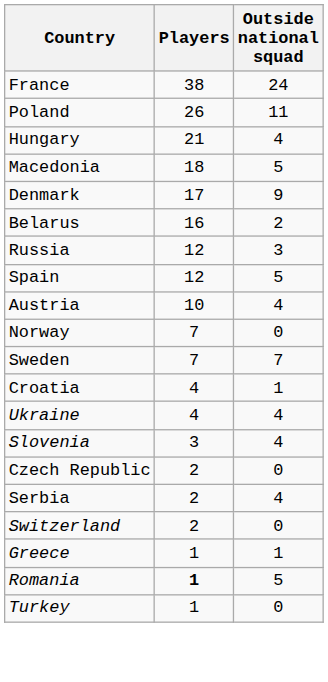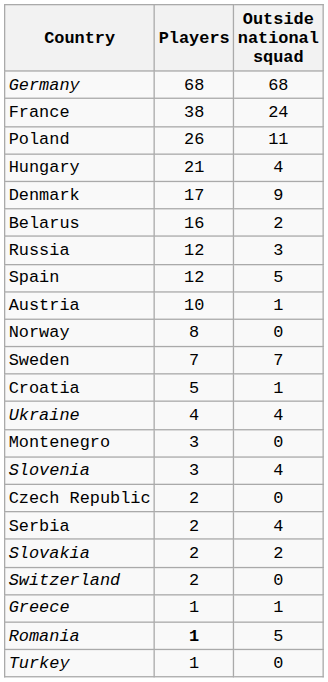+ row: (44, 85)
- row: (54, 168)
(278, 305) 4 -> (278, 305) 1
(194, 333) 7 -> (194, 333) 8
(194, 388) 4 -> (194, 388) 5
+ row: (59, 443)
+ row: (49, 553)
